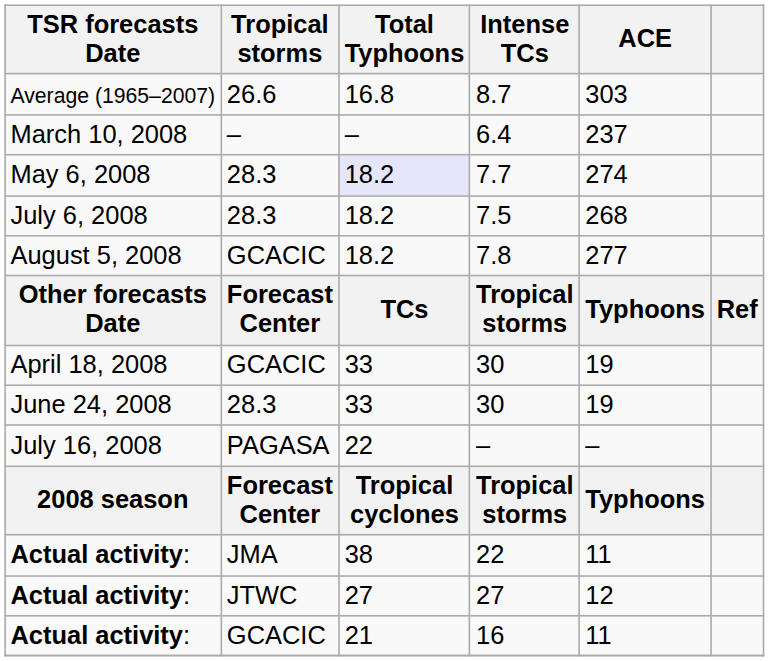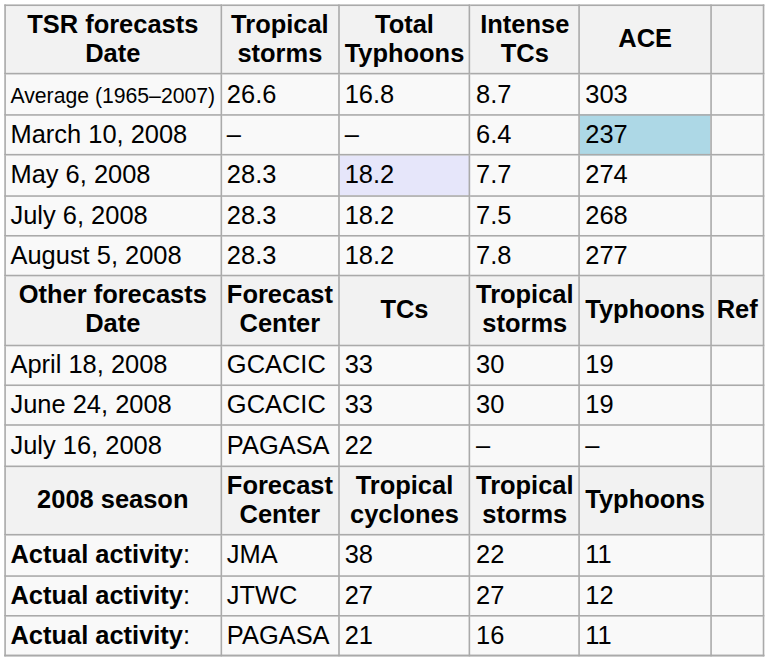(607, 134) no background -> (607, 134) lightblue background
(276, 255) GCACIC -> (252, 255) 28.3
(252, 405) 28.3 -> (276, 405) GCACIC
(276, 635) GCACIC -> (278, 635) PAGASA
